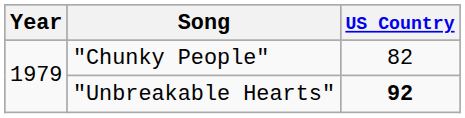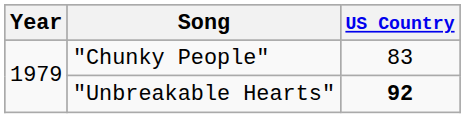(400, 58) 82 -> (400, 58) 83
